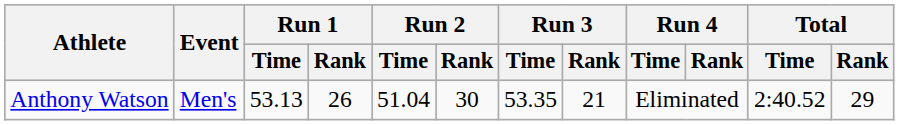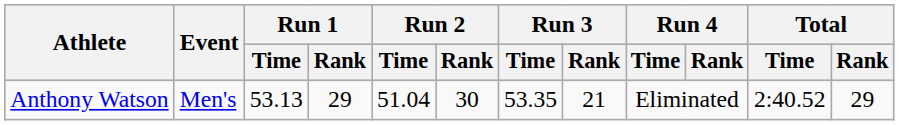(340, 100) 26 -> (340, 100) 29
